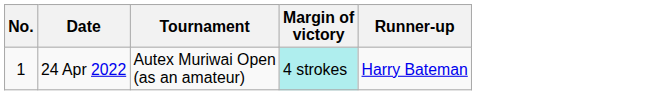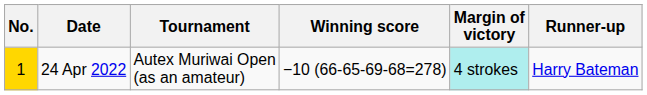+ column: (365, 26)
(21, 69) no background -> (21, 69) gold background
